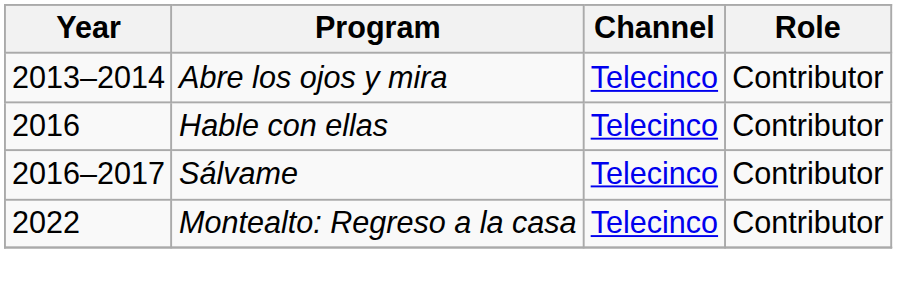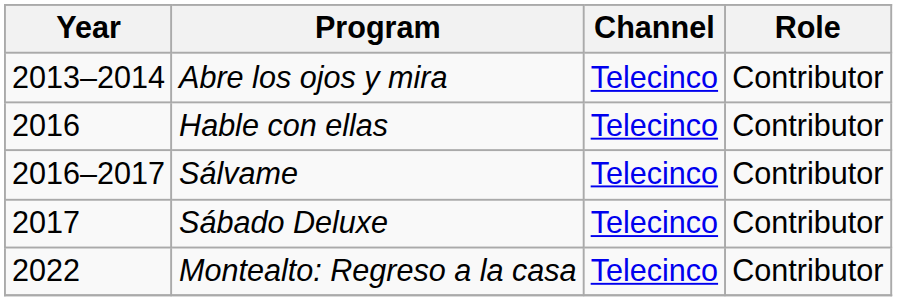+ row: (284, 222)
